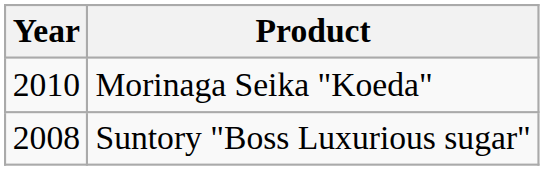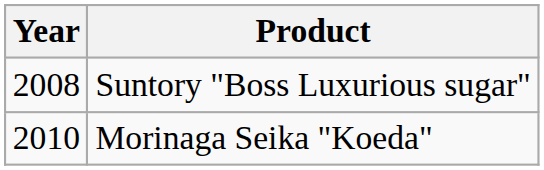rows swapped: (313, 137) <-> (264, 84)
